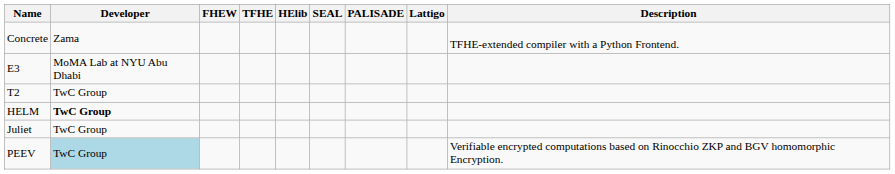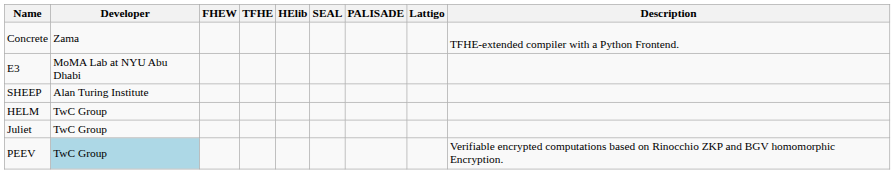+ row: (24, 93)
- row: (13, 93)
(82, 111) bold -> (80, 111) normal
